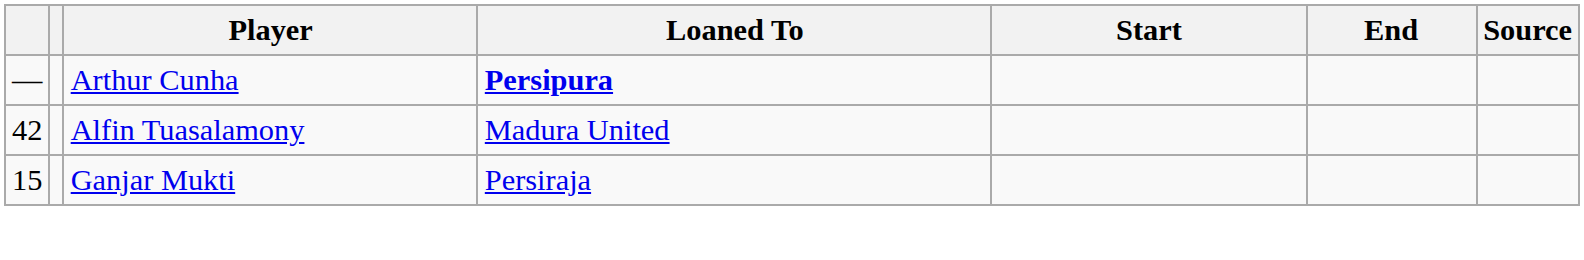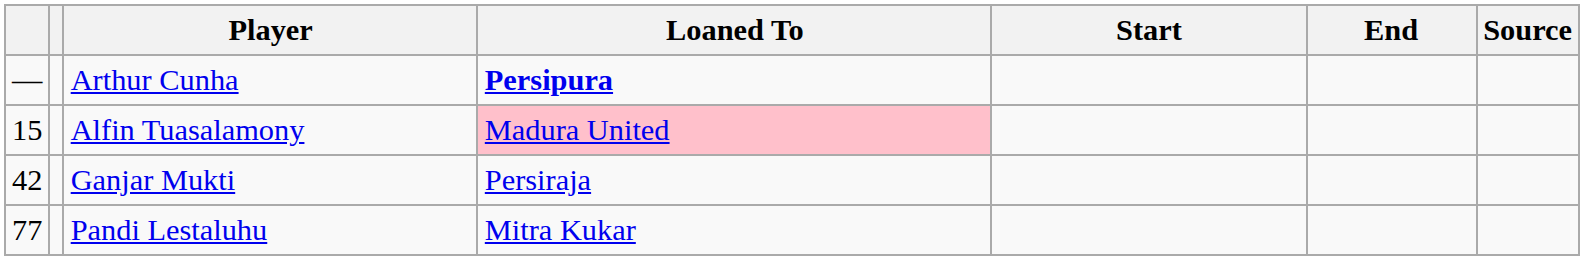(27, 130) 42 -> (27, 130) 15
(577, 130) no background -> (577, 130) pink background
(27, 180) 15 -> (27, 180) 42
+ row: (169, 230)
